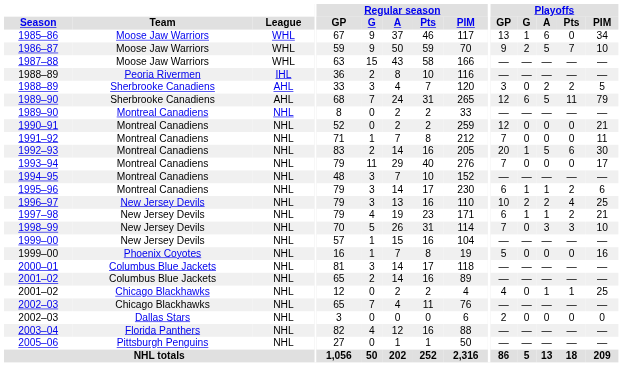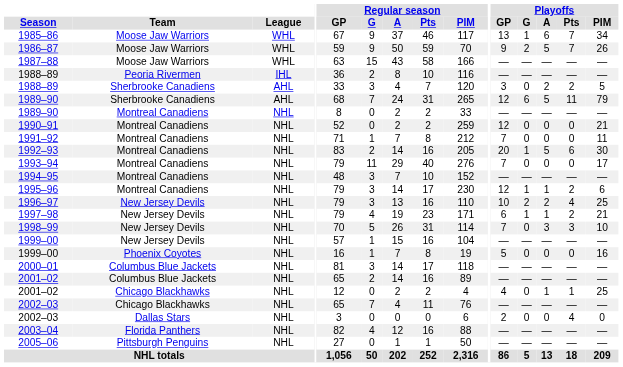(572, 36) 0 -> (572, 36) 7
(602, 48) 10 -> (602, 48) 26
(504, 189) 6 -> (504, 189) 12
(572, 317) 0 -> (572, 317) 4
